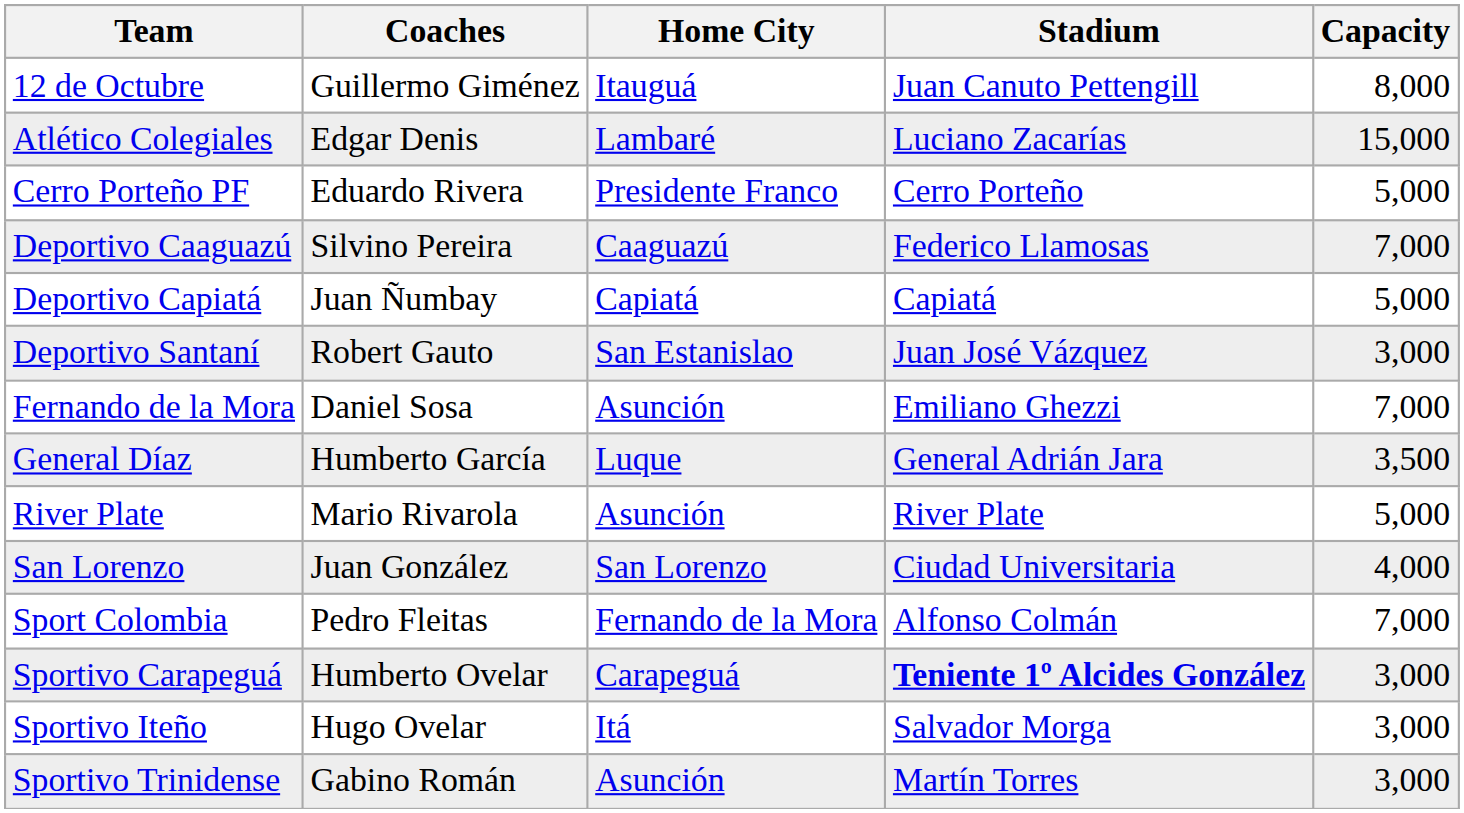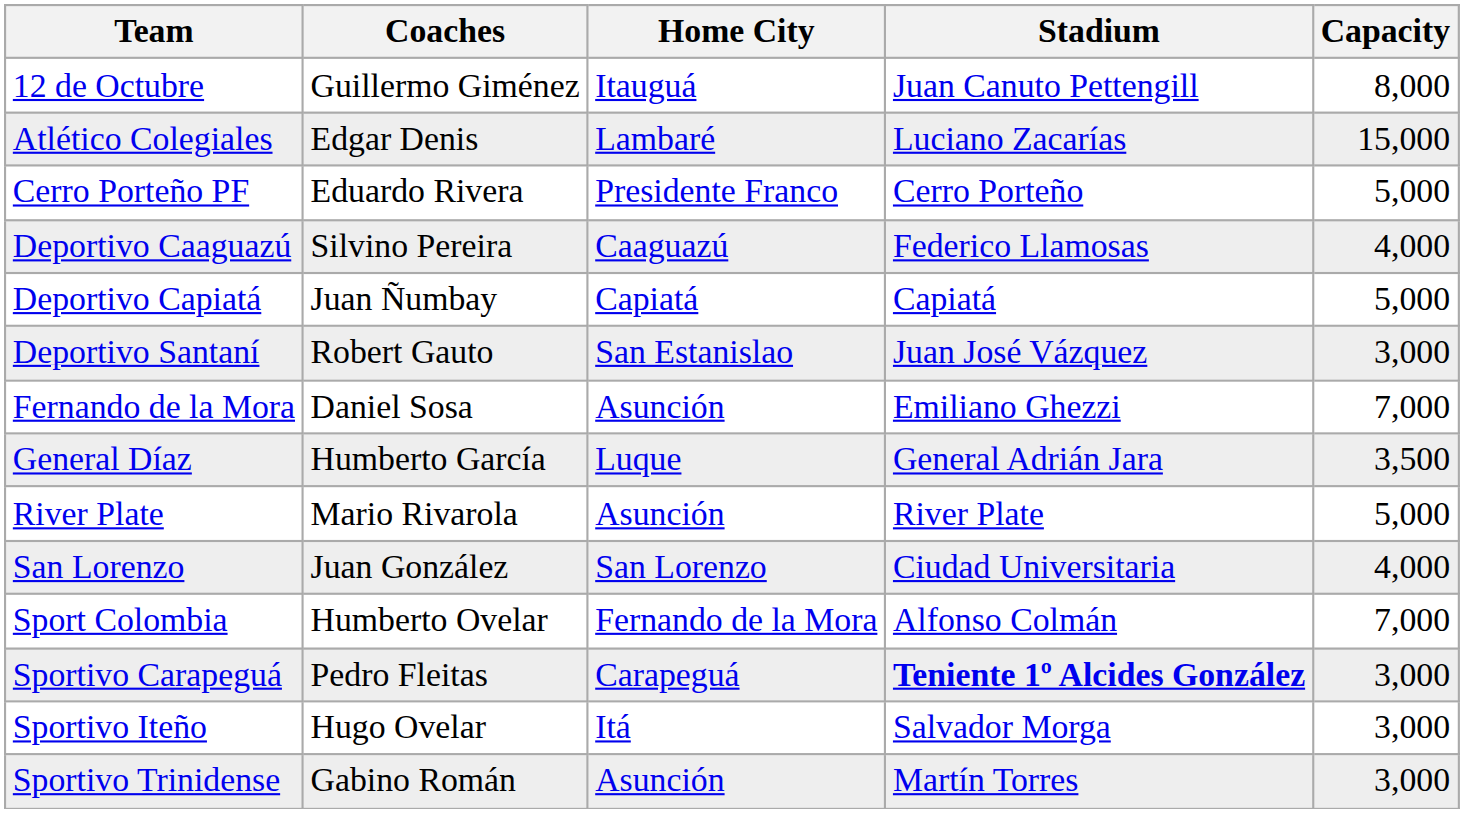(1412, 245) 7,000 -> (1412, 245) 4,000
(399, 620) Pedro Fleitas -> (429, 620) Humberto Ovelar
(429, 673) Humberto Ovelar -> (399, 673) Pedro Fleitas
